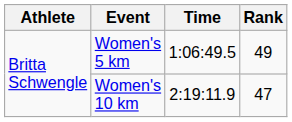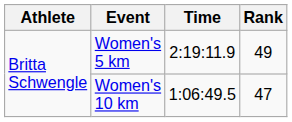(202, 52) 1:06:49.5 -> (202, 52) 2:19:11.9
(202, 96) 2:19:11.9 -> (202, 96) 1:06:49.5
